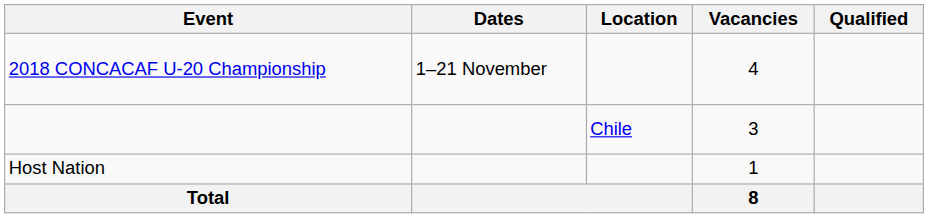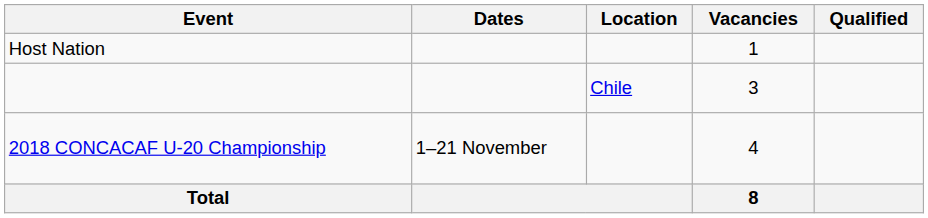rows swapped: (57, 168) <-> (167, 68)
